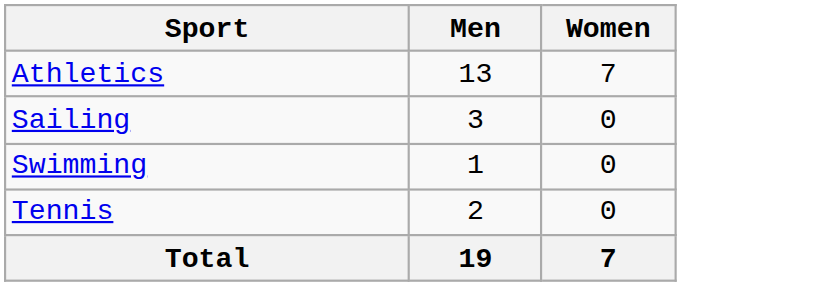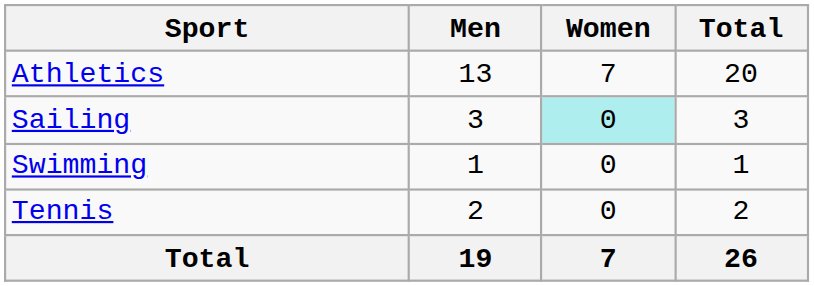+ column: (741, 28)
(608, 120) no background -> (608, 120) paleturquoise background
